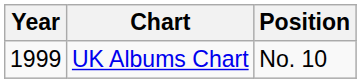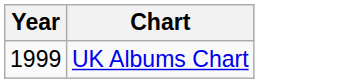- column: (305, 22)
